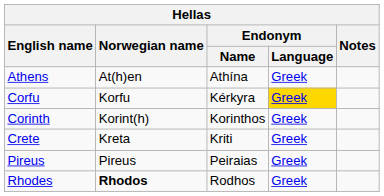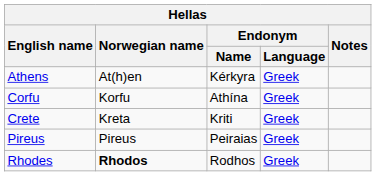(229, 77) Athína -> (232, 77) Kérkyra
(232, 98) Kérkyra -> (229, 98) Athína
(289, 98) gold background -> (281, 98) no background
- row: (29, 118)
